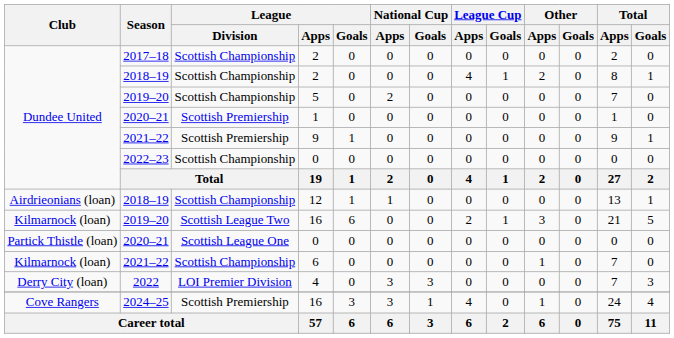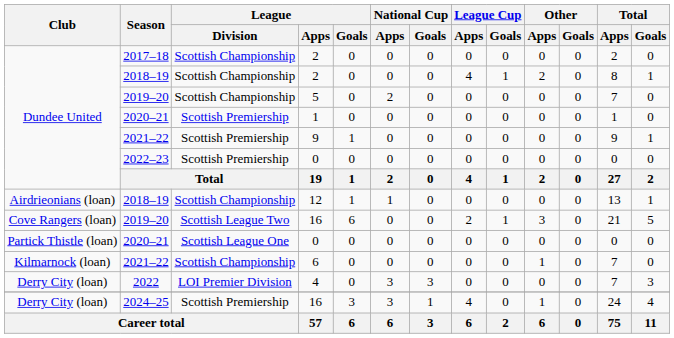(235, 158) Scottish Championship -> (235, 158) Scottish Premiership
(62, 220) Kilmarnock (loan) -> (62, 220) Cove Rangers (loan)
(62, 302) Cove Rangers -> (62, 302) Derry City (loan)
